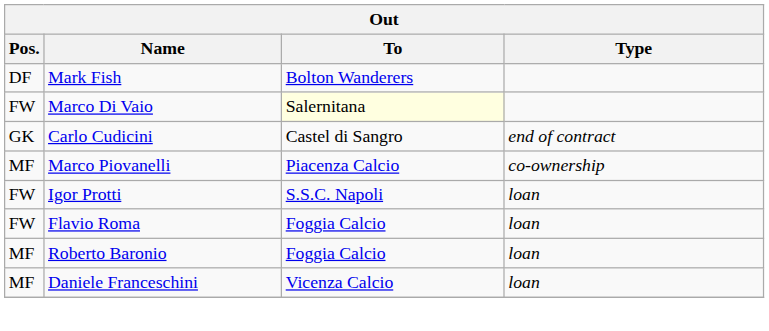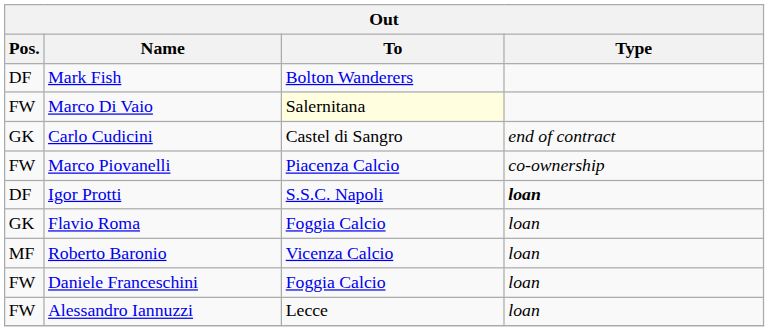(22, 165) MF -> (22, 165) FW
(22, 194) FW -> (20, 194) DF
(524, 194) normal -> (525, 194) bold
(22, 223) FW -> (22, 223) GK
(336, 253) Foggia Calcio -> (339, 253) Vicenza Calcio
(22, 282) MF -> (22, 282) FW
(339, 282) Vicenza Calcio -> (336, 282) Foggia Calcio
+ row: (121, 311)
